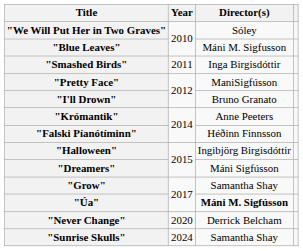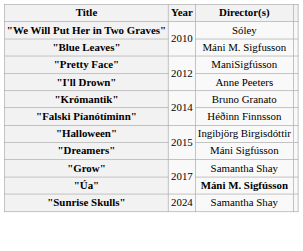- row: (86, 64)
(244, 99) Bruno Granato -> (244, 82) Anne Peeters
(244, 116) Anne Peeters -> (244, 99) Bruno Granato
- row: (86, 220)
